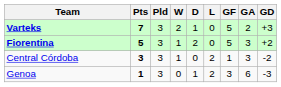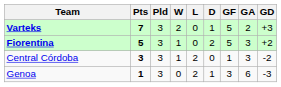columns swapped: (195, 12) <-> (212, 12)
